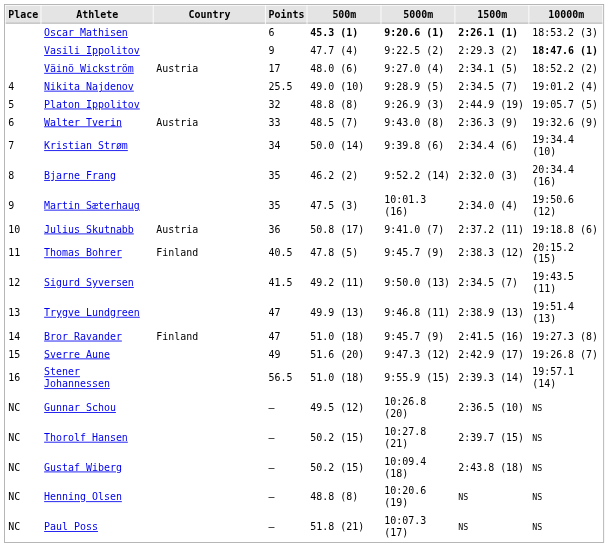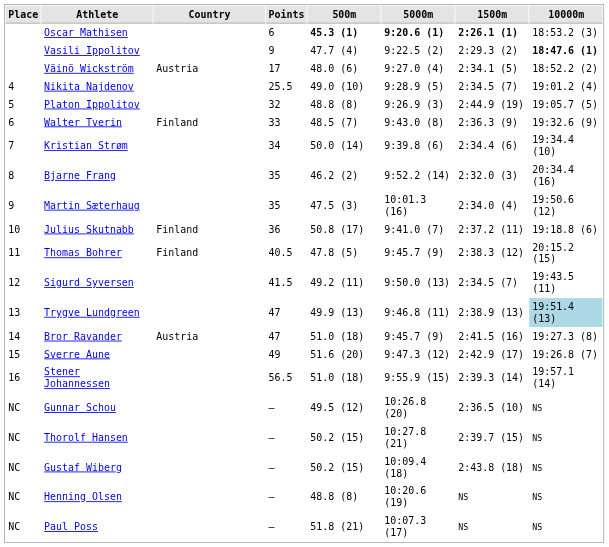(177, 122) Austria -> (177, 122) Finland
(177, 229) Austria -> (177, 229) Finland
(553, 313) no background -> (553, 313) lightblue background
(177, 336) Finland -> (177, 336) Austria
